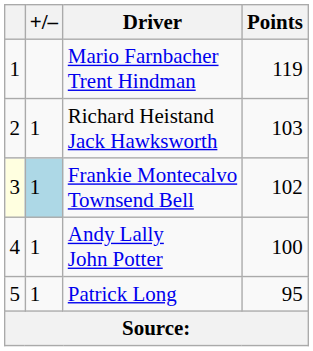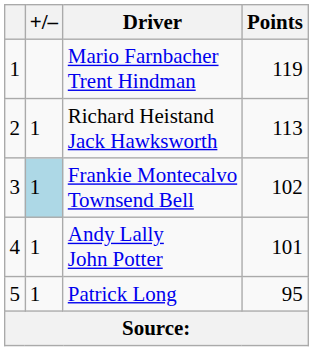(287, 128) 103 -> (287, 128) 113
(15, 187) lightyellow background -> (15, 187) no background
(287, 247) 100 -> (287, 247) 101
